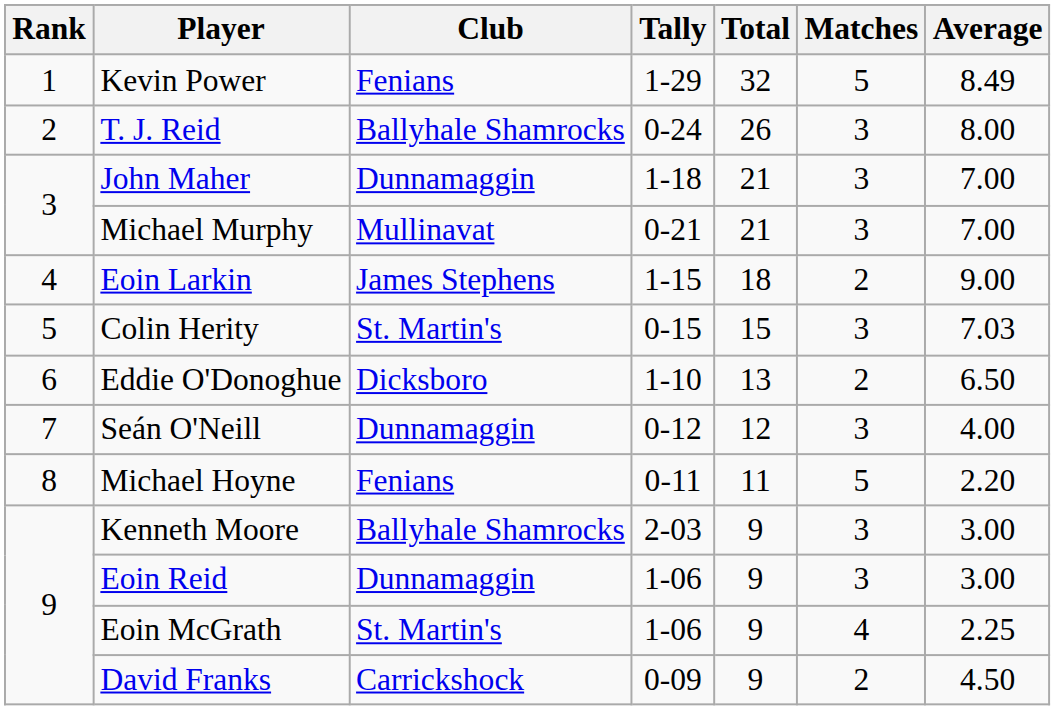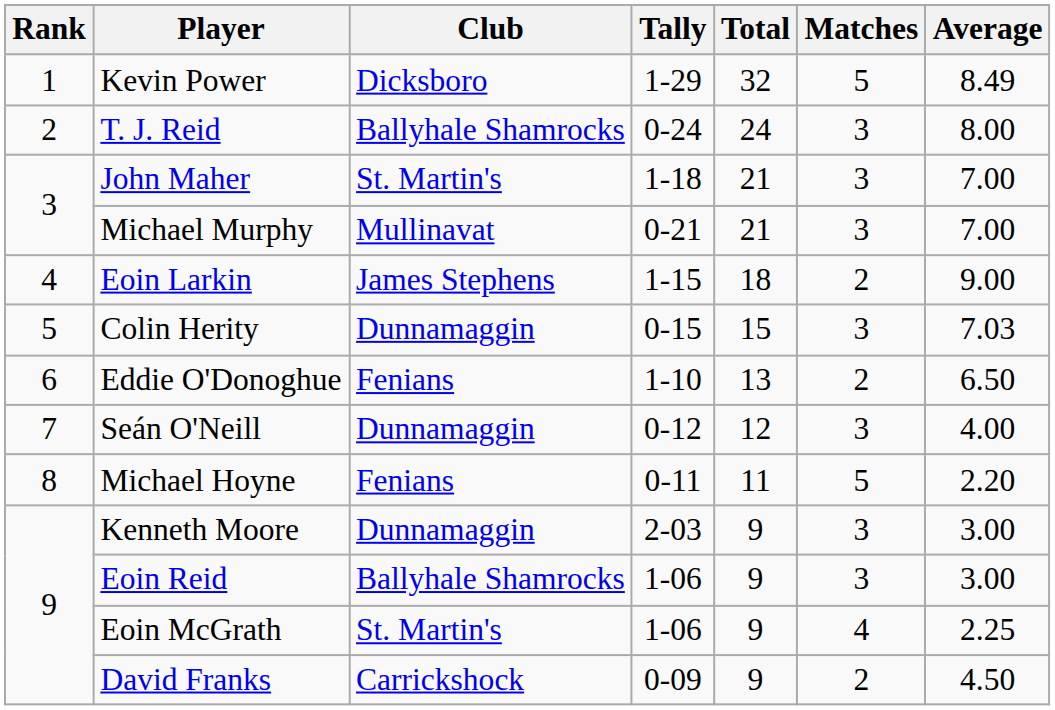(405, 79) Fenians -> (422, 79) Dicksboro
(755, 129) 26 -> (755, 129) 24
(445, 179) Dunnamaggin -> (429, 179) St. Martin's
(429, 329) St. Martin's -> (445, 329) Dunnamaggin
(422, 379) Dicksboro -> (405, 379) Fenians
(490, 529) Ballyhale Shamrocks -> (445, 529) Dunnamaggin
(445, 579) Dunnamaggin -> (490, 579) Ballyhale Shamrocks
